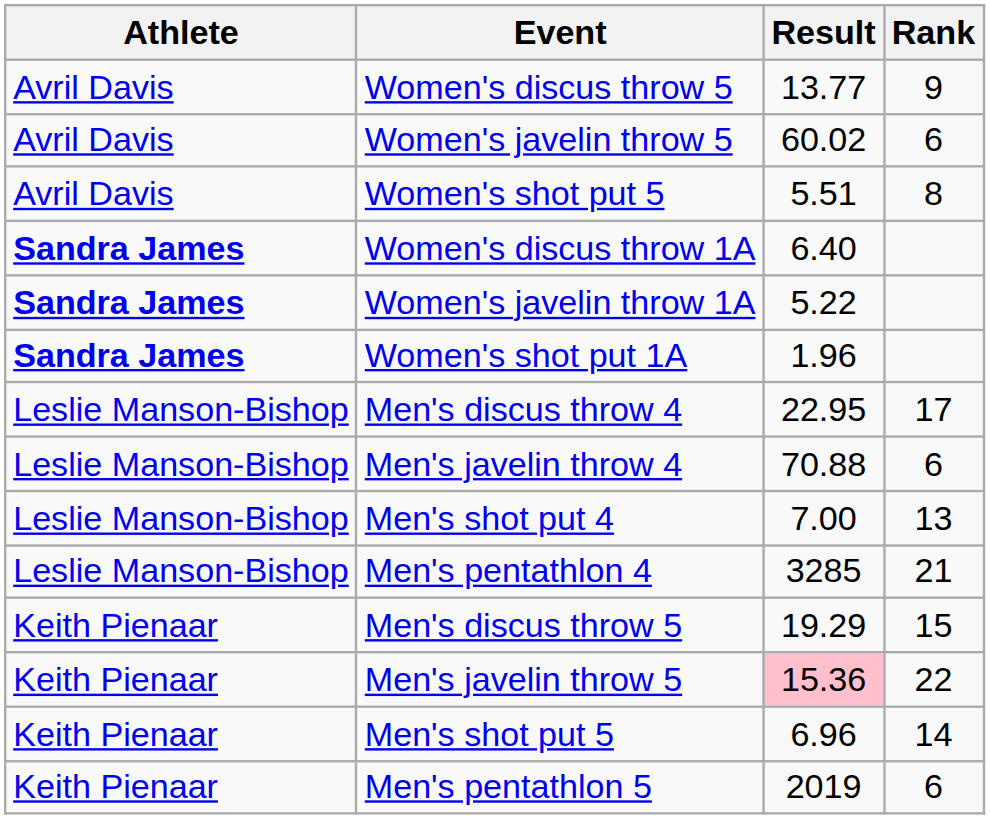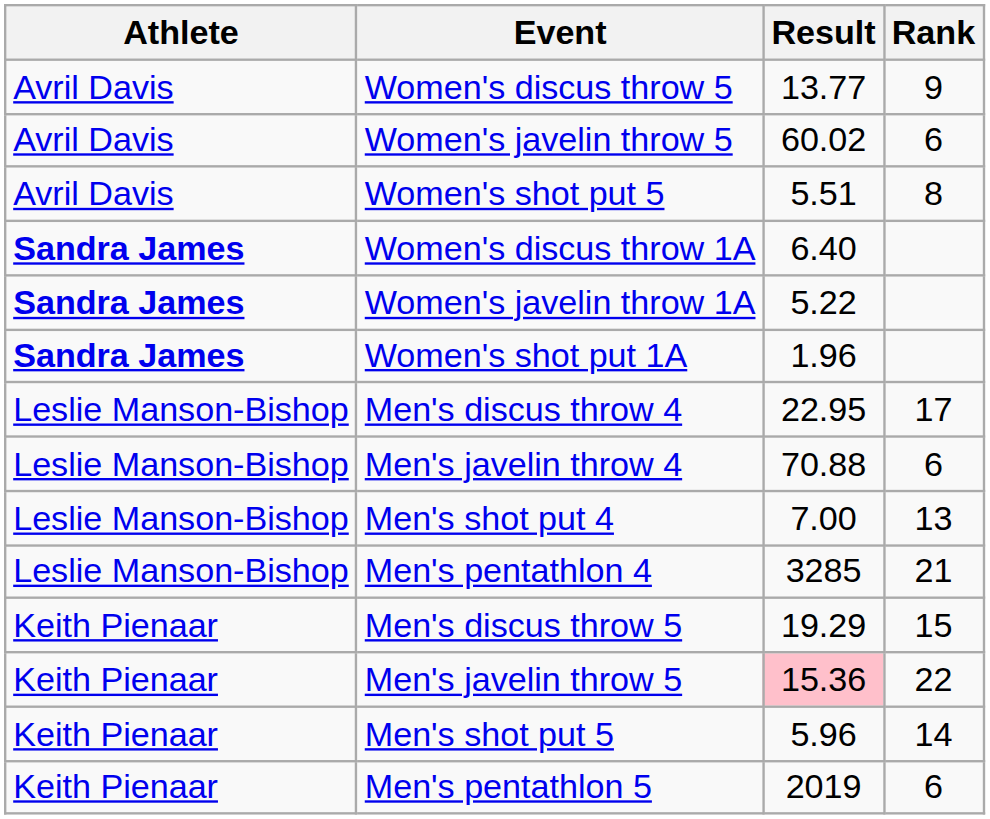(824, 733) 6.96 -> (824, 733) 5.96
